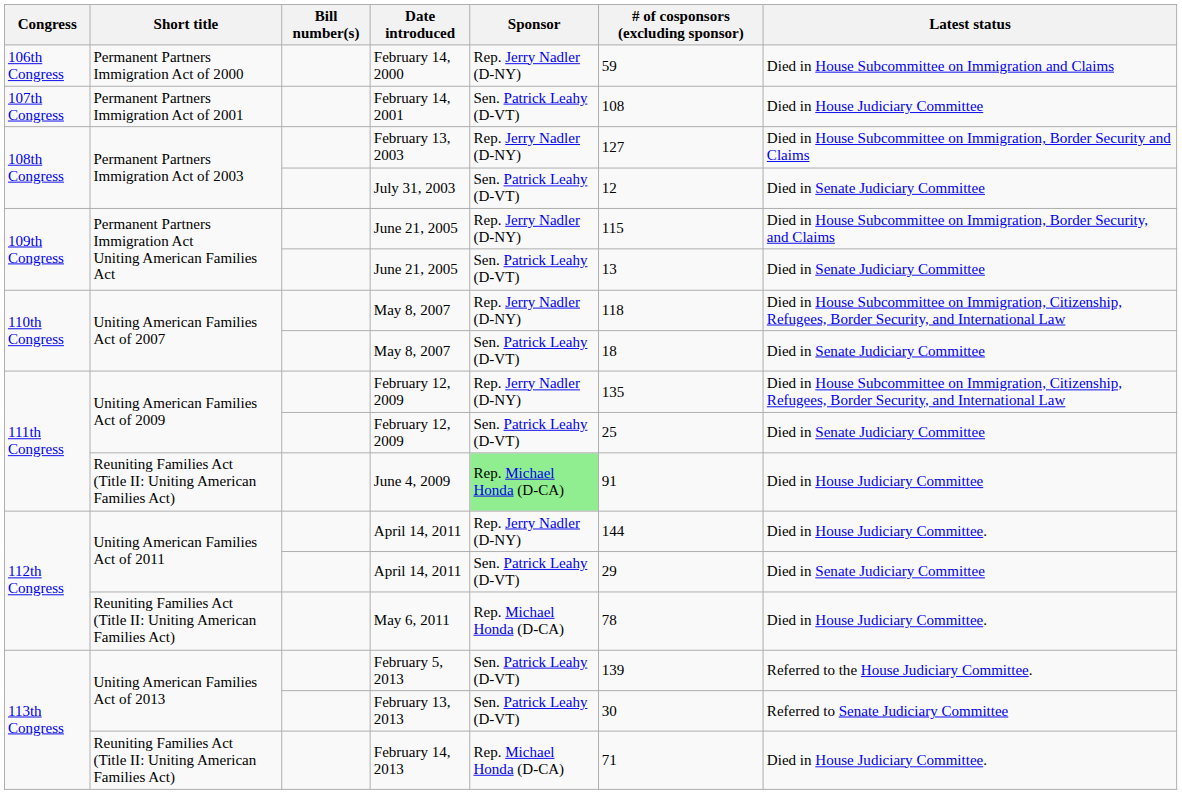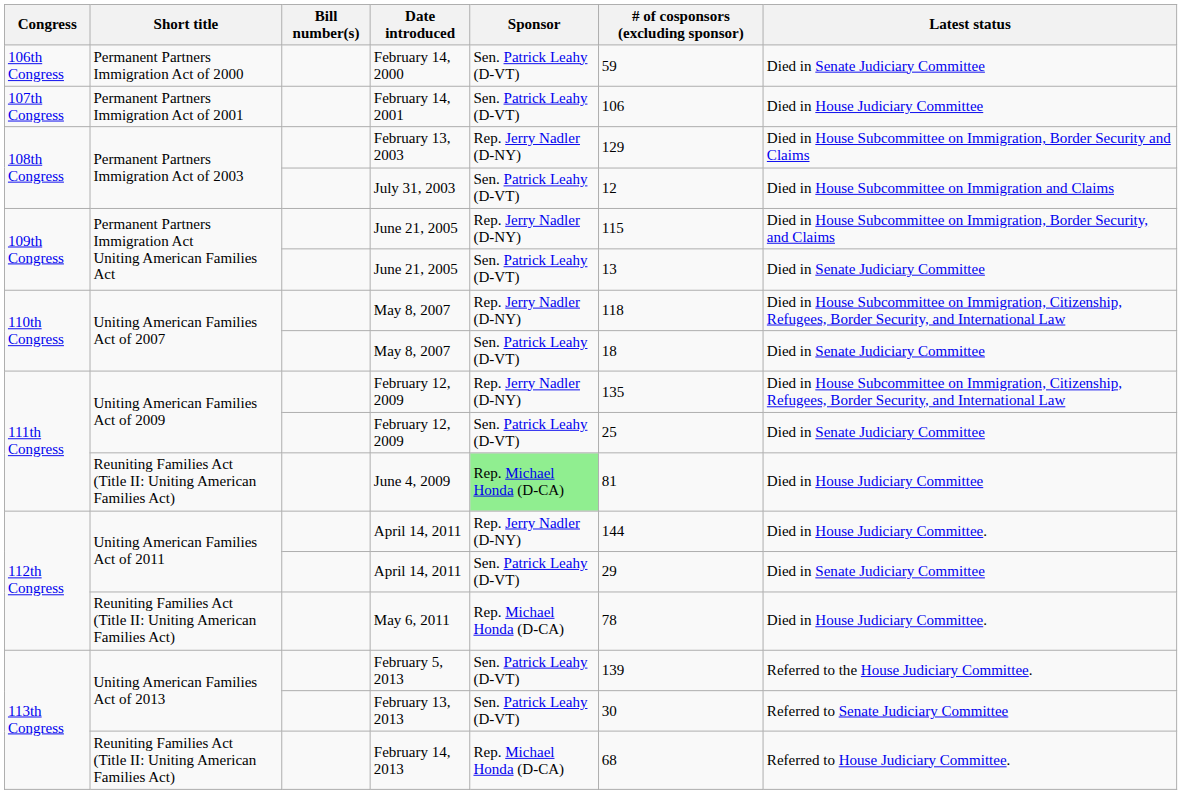(527, 65) Rep. Jerry Nadler (D-NY) -> (530, 65) Sen. Patrick Leahy (D-VT)
(940, 65) Died in House Subcommittee on Immigration and Claims -> (876, 65) Died in Senate Judiciary Committee
(613, 106) 108 -> (613, 106) 106
(613, 147) 127 -> (613, 147) 129
(876, 187) Died in Senate Judiciary Committee -> (940, 187) Died in House Subcommittee on Immigration and Claims
(609, 481) 91 -> (609, 481) 81
(609, 760) 71 -> (609, 760) 68
(877, 760) Died in House Judiciary Committee. -> (889, 760) Referred to House Judiciary Committee.
